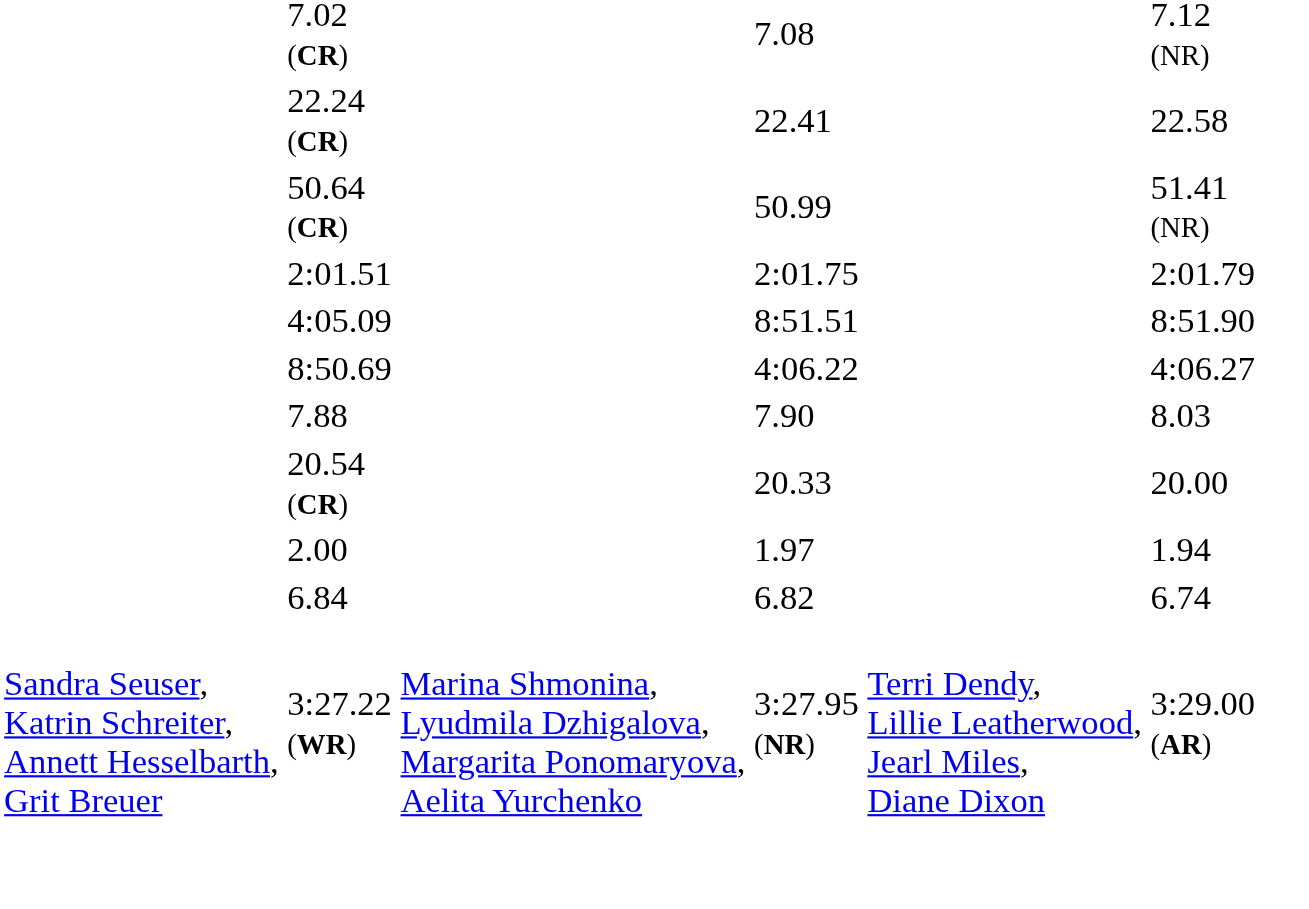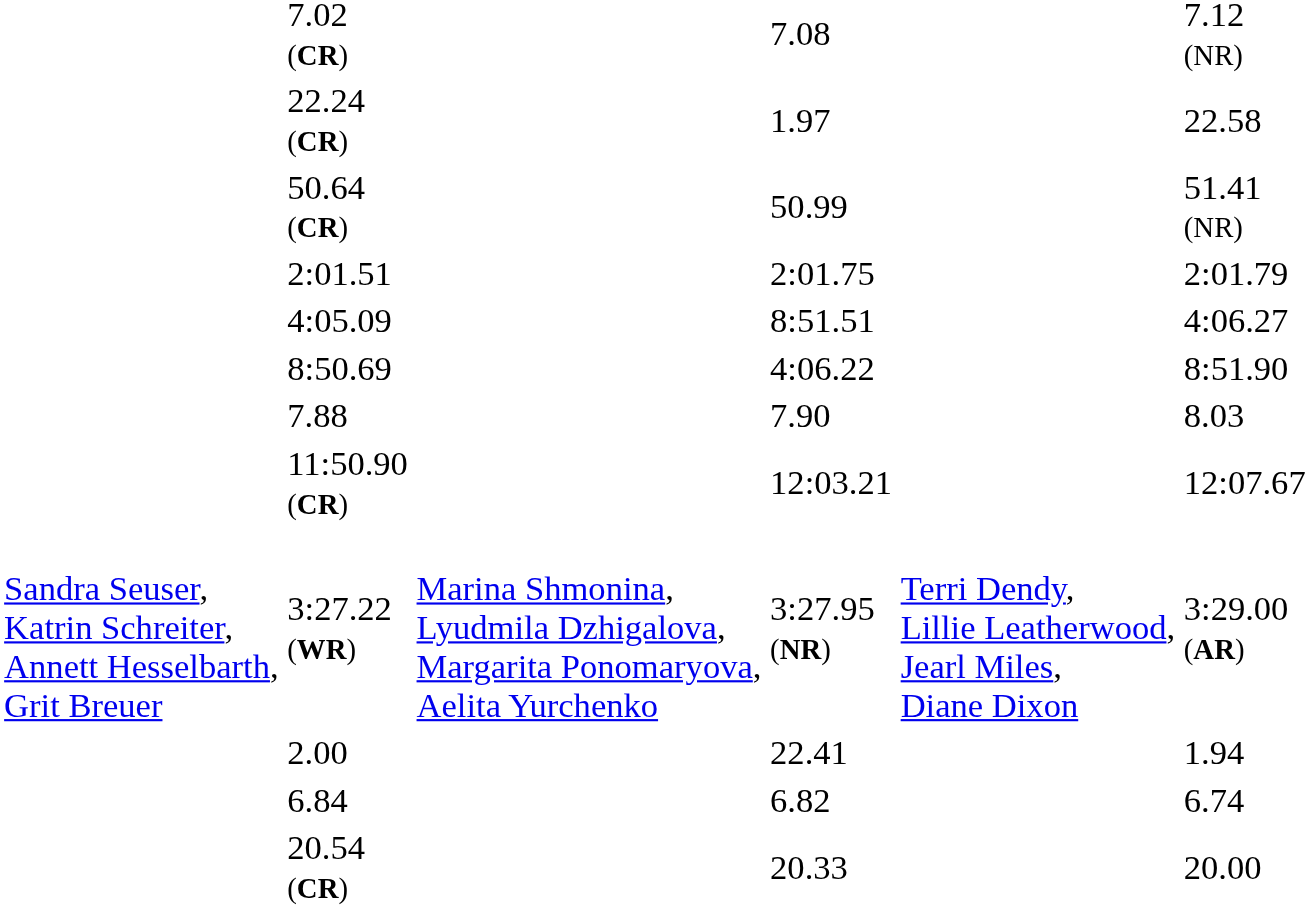(793, 120) 22.41 -> (800, 120) 1.97
(1203, 321) 8:51.90 -> (1236, 321) 4:06.27
(1203, 368) 4:06.27 -> (1236, 368) 8:51.90
+ row: (348, 483)
rows swapped: (340, 722) <-> (326, 483)
(784, 550) 1.97 -> (809, 753) 22.41
